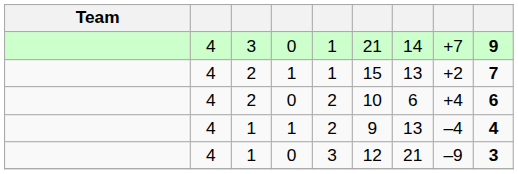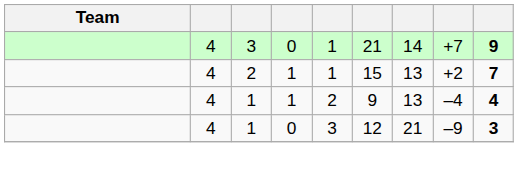- row: (251, 100)
